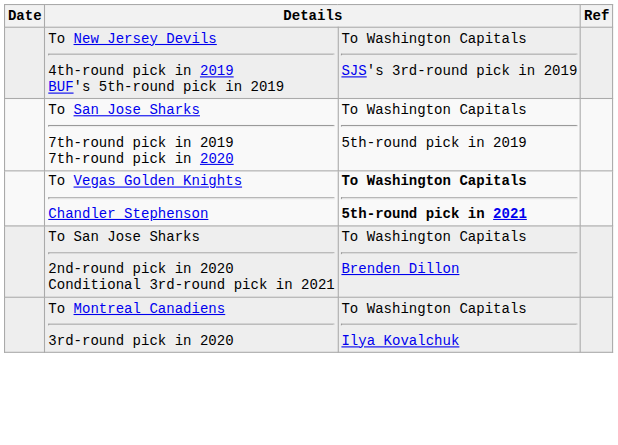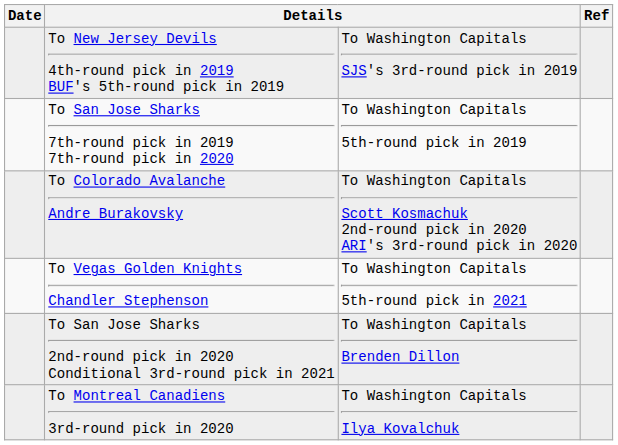+ row: (192, 198)
(459, 198) bold -> (459, 286) normal
